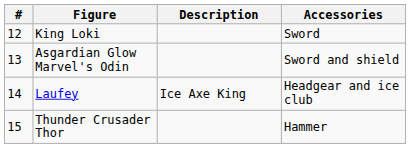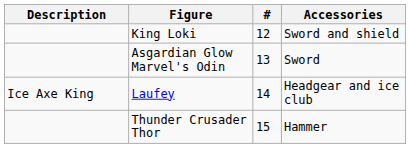columns swapped: (18, 14) <-> (219, 14)
(302, 34) Sword -> (342, 34) Sword and shield
(342, 60) Sword and shield -> (302, 60) Sword
